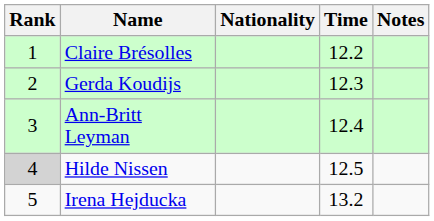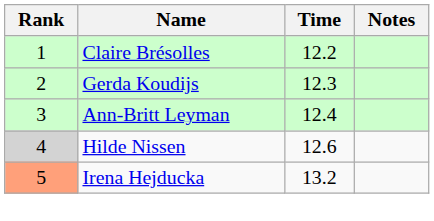- column: (268, 20)
(346, 168) 12.5 -> (319, 146) 12.6
(32, 199) no background -> (41, 177) lightsalmon background
